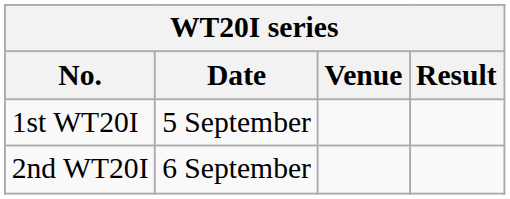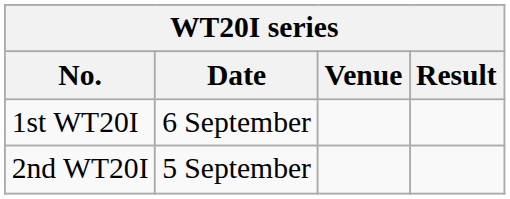(237, 121) 5 September -> (237, 121) 6 September
(237, 168) 6 September -> (237, 168) 5 September
